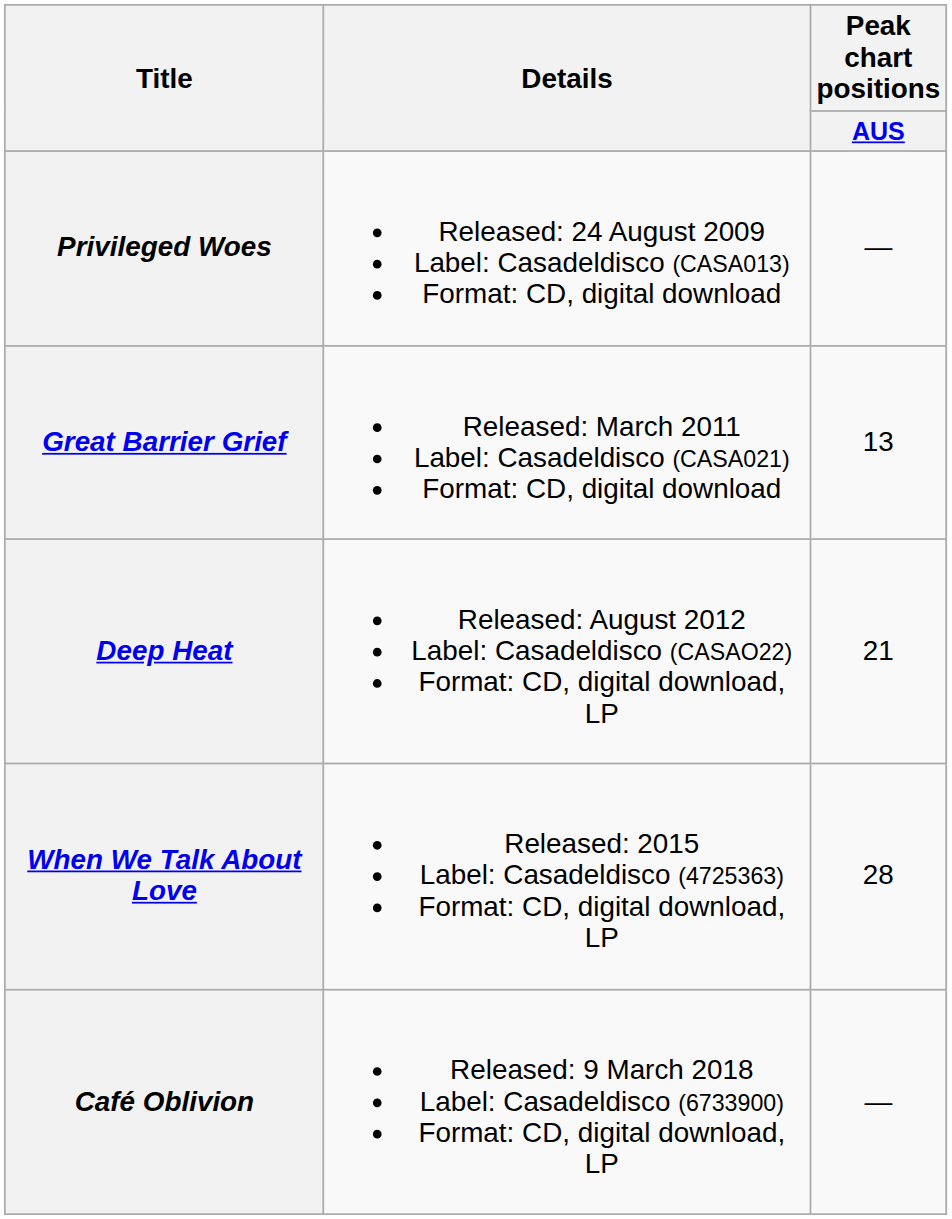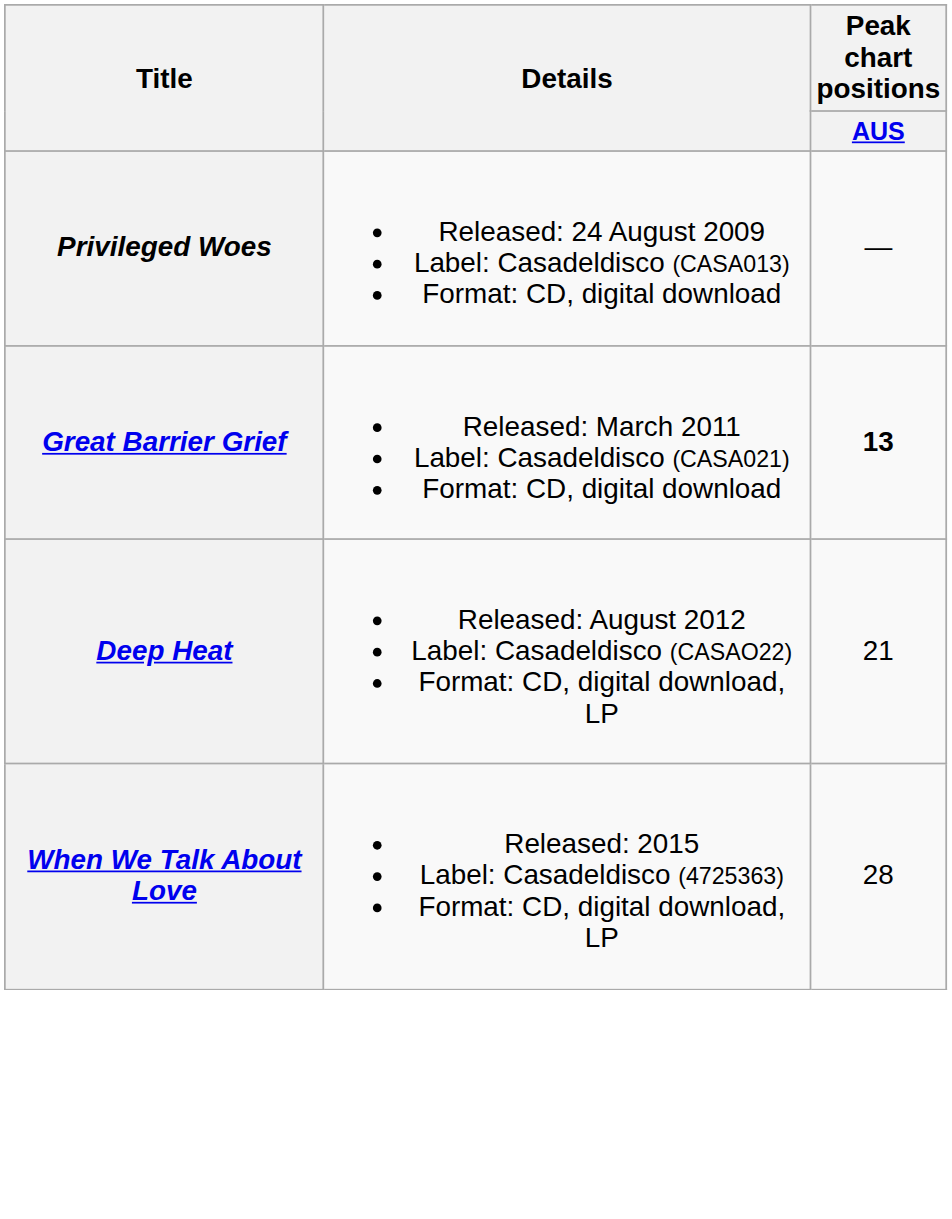(878, 441) normal -> (878, 441) bold
- row: (164, 1101)
